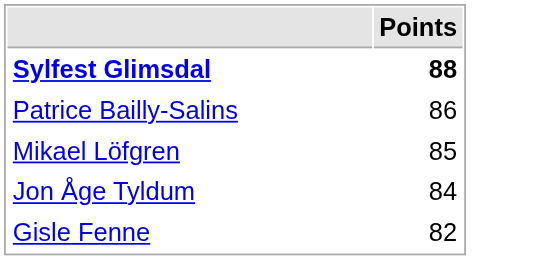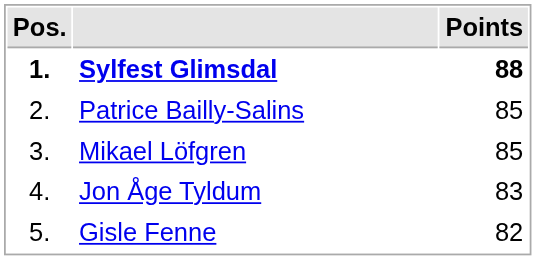+ column: (40, 27)
(443, 110) 86 -> (509, 110) 85
(443, 192) 84 -> (509, 192) 83
